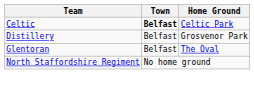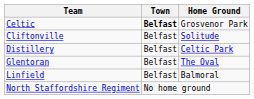(207, 24) Celtic Park -> (214, 24) Grosvenor Park
+ row: (35, 37)
(214, 37) Grosvenor Park -> (207, 50) Celtic Park
+ row: (25, 75)
